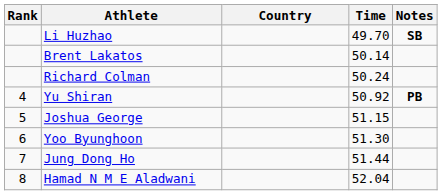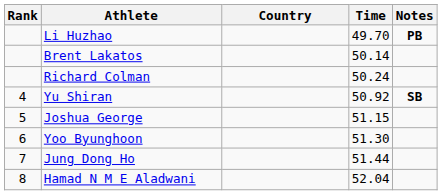(415, 35) SB -> (415, 35) PB
(415, 97) PB -> (415, 97) SB
